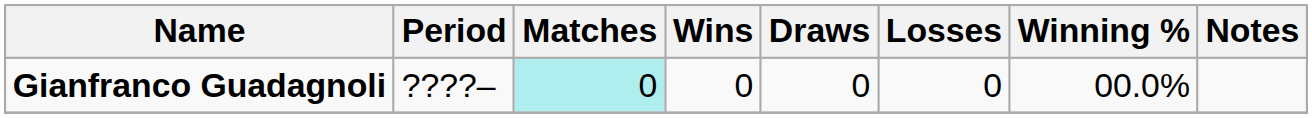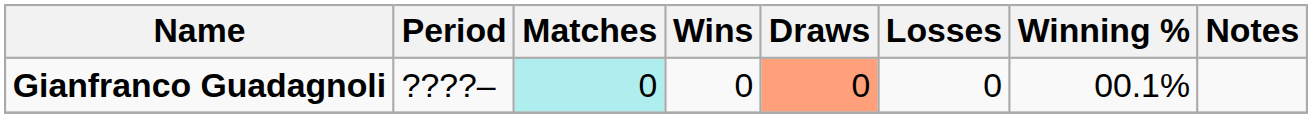(861, 84) no background -> (861, 84) lightsalmon background
(1142, 84) 00.0% -> (1142, 84) 00.1%
